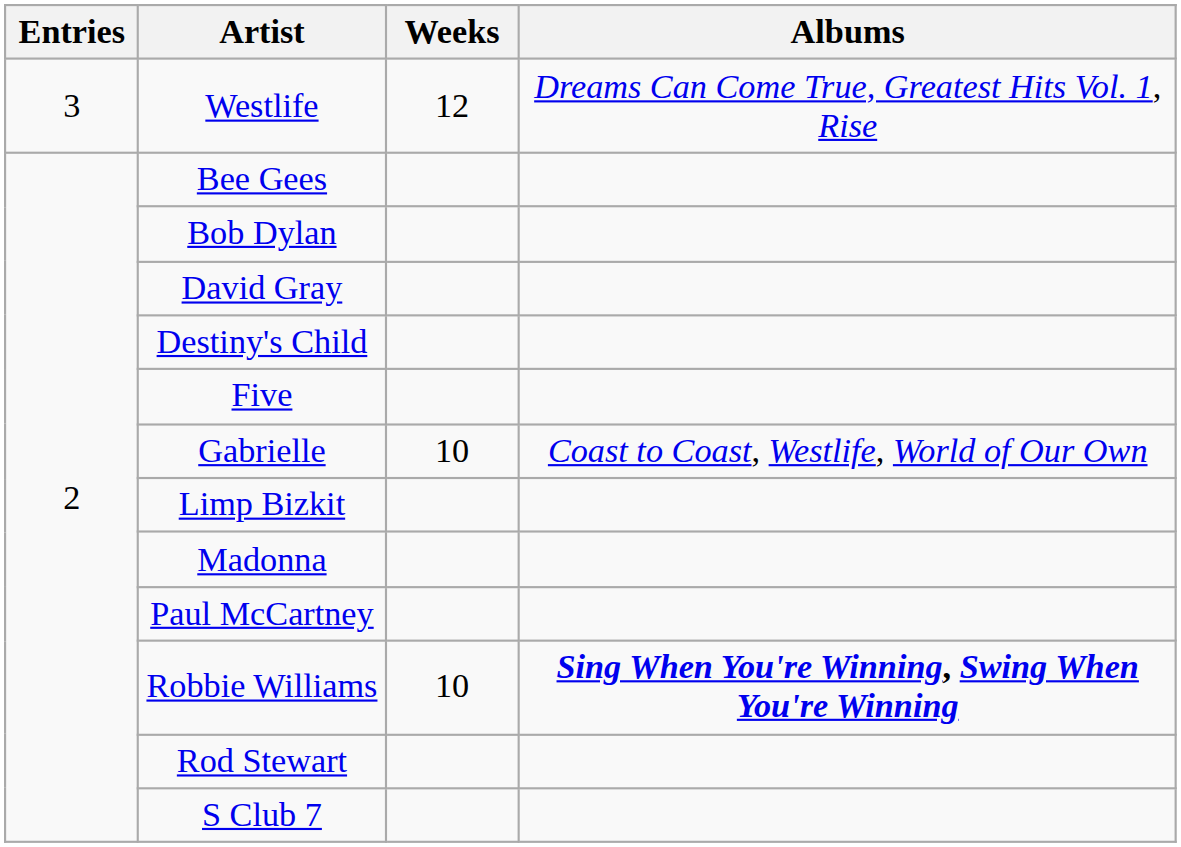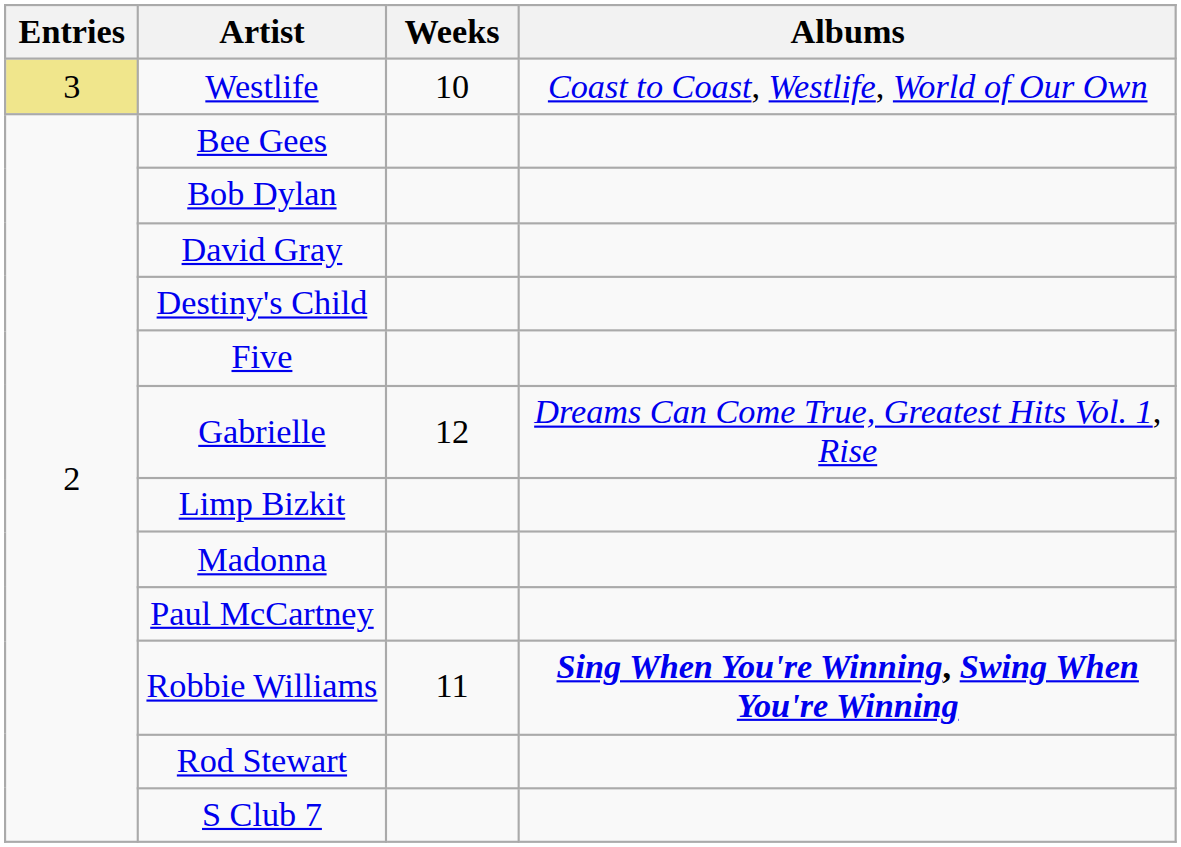(72, 105) no background -> (72, 85) khaki background
(452, 105) 12 -> (452, 85) 10
(848, 105) Dreams Can Come True, Greatest Hits Vol. 1, Rise -> (848, 85) Coast to Coast, Westlife, World of Our Own
(452, 450) 10 -> (452, 431) 12
(848, 450) Coast to Coast, Westlife, World of Our Own -> (848, 431) Dreams Can Come True, Greatest Hits Vol. 1, Rise
(452, 686) 10 -> (452, 686) 11
